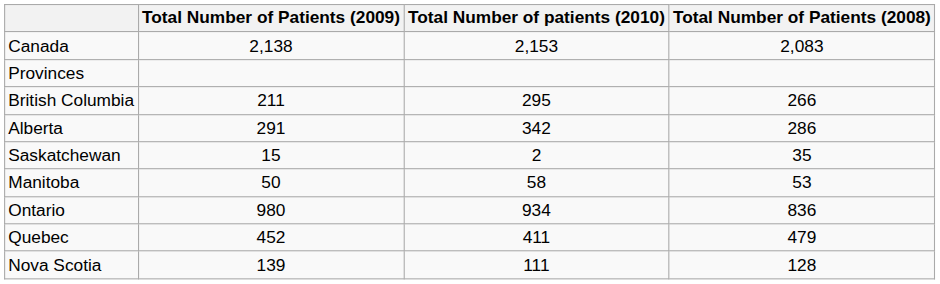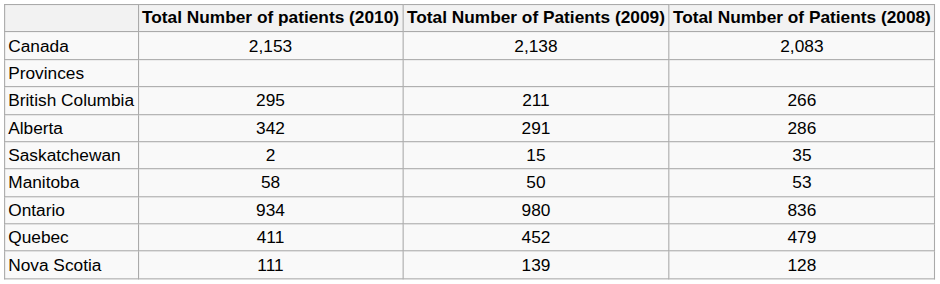columns swapped: (536, 18) <-> (271, 18)
